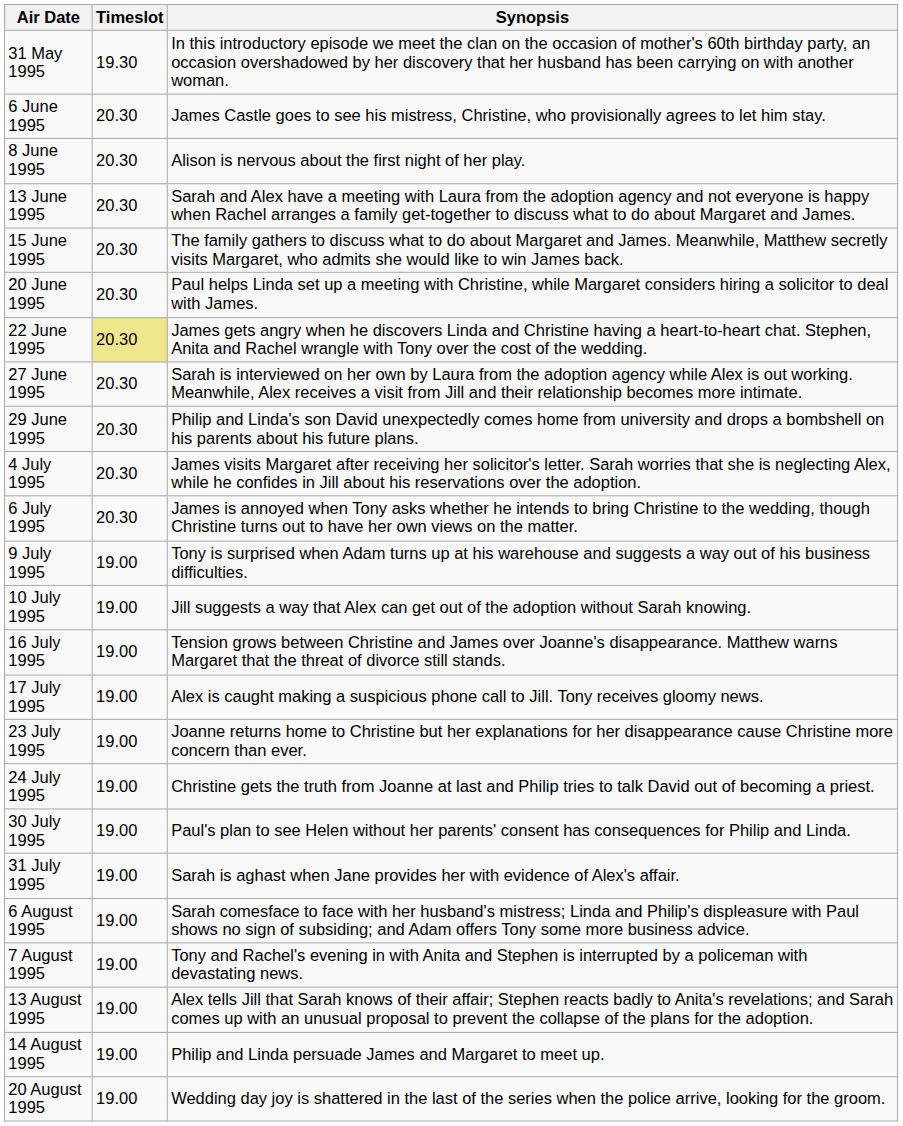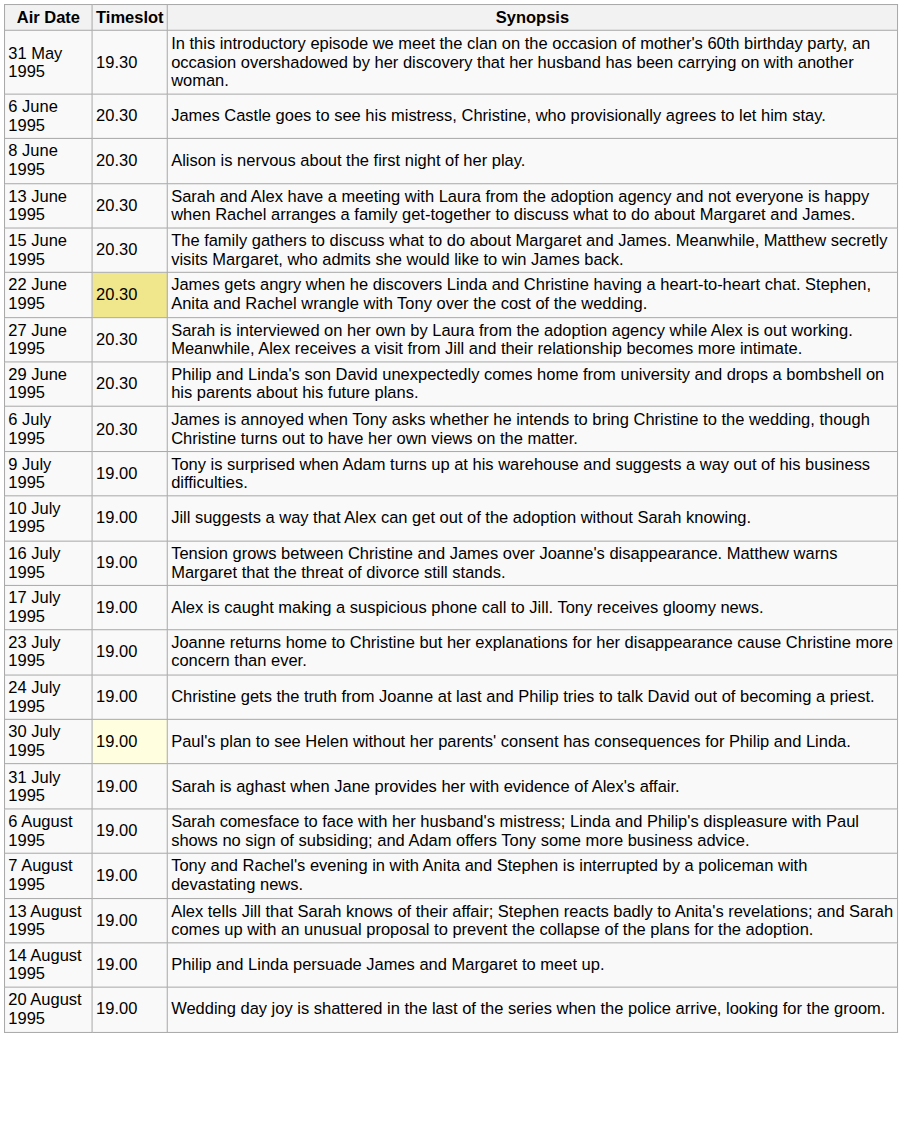- row: (38, 294)
- row: (30, 473)
(117, 831) no background -> (117, 741) lightyellow background
